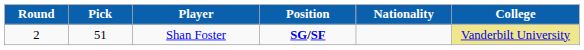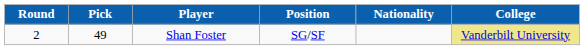(100, 34) 51 -> (100, 34) 49
(308, 34) bold -> (308, 34) normal
